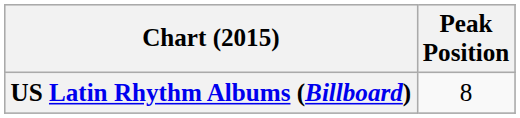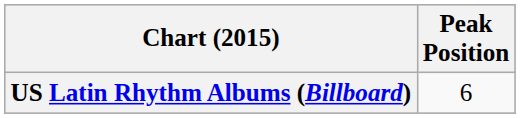(466, 92) 8 -> (466, 92) 6
